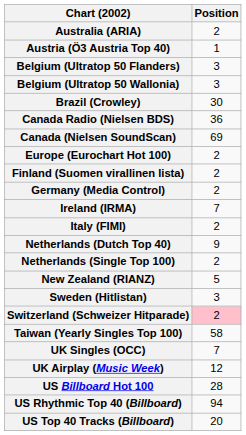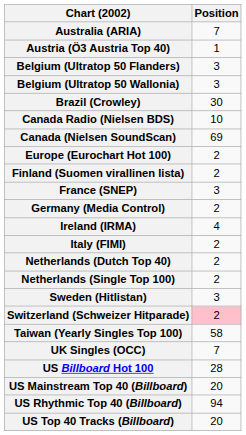(217, 31) 2 -> (217, 31) 7
(217, 119) 36 -> (217, 119) 10
+ row: (98, 191)
(217, 208) 7 -> (217, 226) 4
(217, 244) 9 -> (217, 262) 2
- row: (98, 279)
- row: (98, 368)
+ row: (98, 386)
